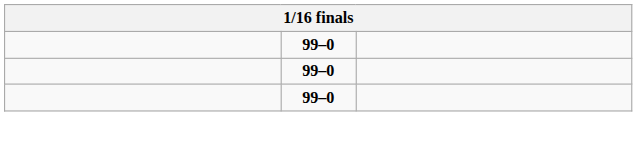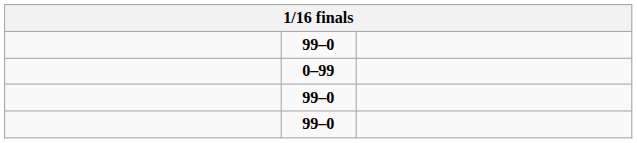+ row: (143, 71)
